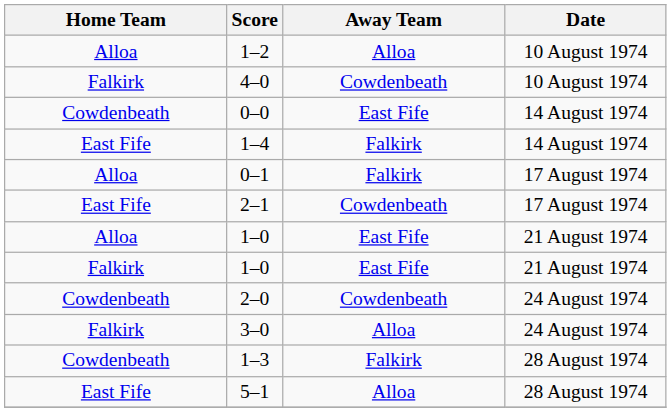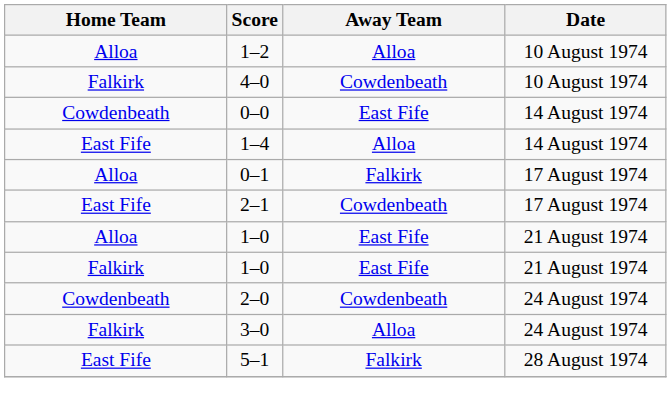(394, 143) Falkirk -> (394, 143) Alloa
- row: (116, 360)
(394, 391) Alloa -> (394, 360) Falkirk
